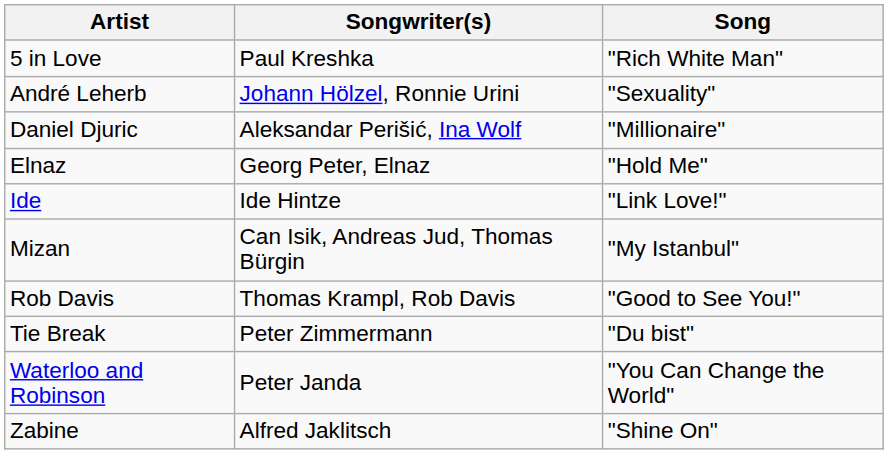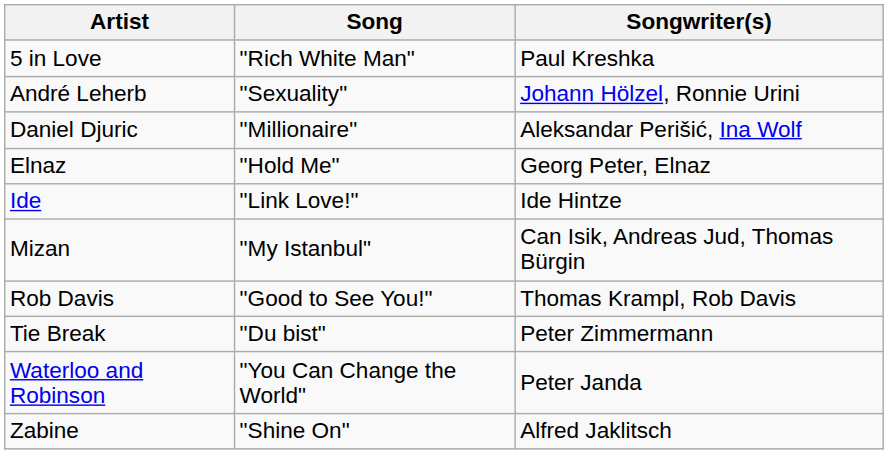columns swapped: (743, 22) <-> (418, 22)
